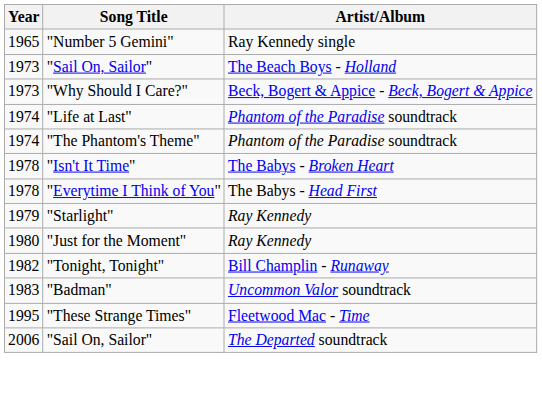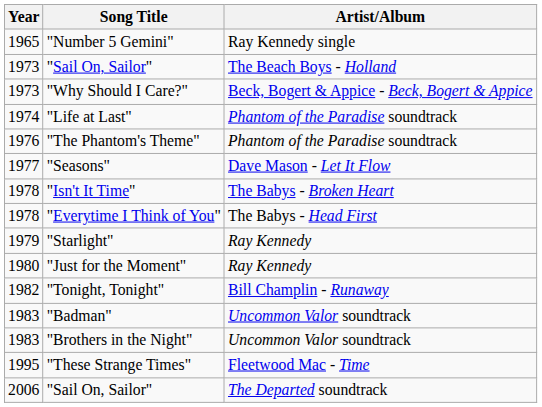(24, 141) 1974 -> (24, 141) 1976
+ row: (78, 166)
+ row: (120, 340)
